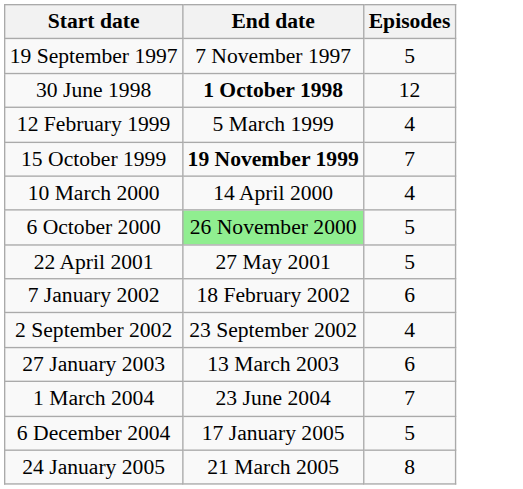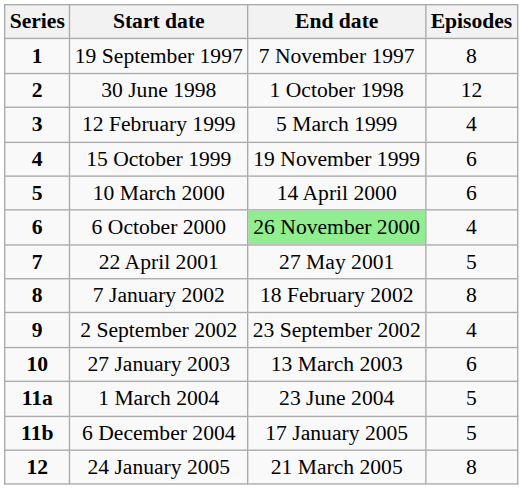+ column: (37, 21)
(410, 55) 5 -> (471, 55) 8
(273, 90) bold -> (337, 90) normal
(273, 158) bold -> (337, 158) normal
(410, 158) 7 -> (471, 158) 6
(410, 192) 4 -> (471, 192) 6
(410, 227) 5 -> (471, 227) 4
(410, 295) 6 -> (471, 295) 8
(410, 398) 7 -> (471, 398) 5
